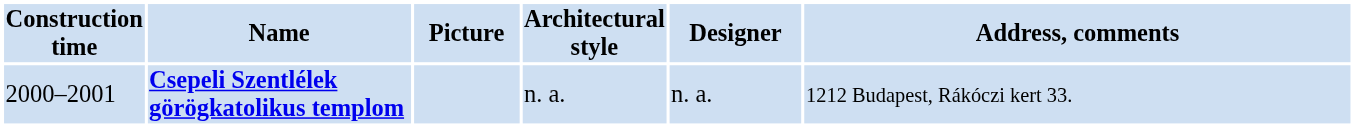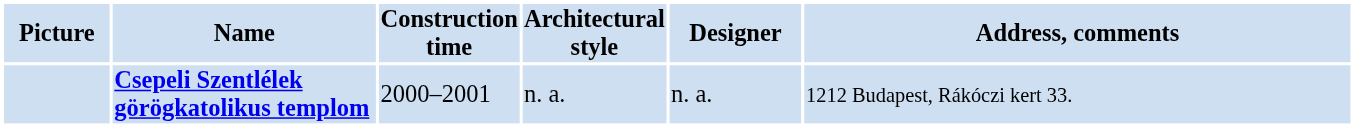columns swapped: (467, 32) <-> (74, 32)
